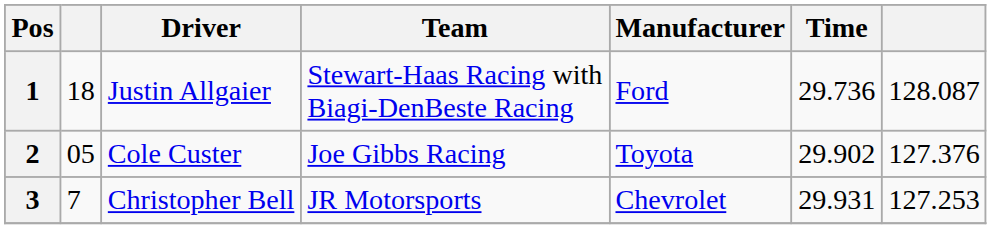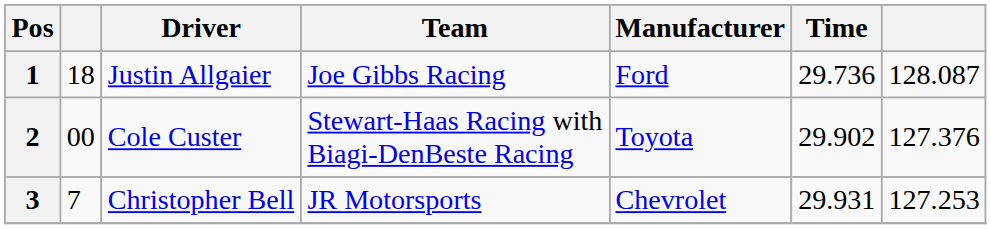(455, 90) Stewart-Haas Racing with Biagi-DenBeste Racing -> (407, 74) Joe Gibbs Racing
(81, 153) 05 -> (81, 137) 00
(407, 153) Joe Gibbs Racing -> (455, 137) Stewart-Haas Racing with Biagi-DenBeste Racing
